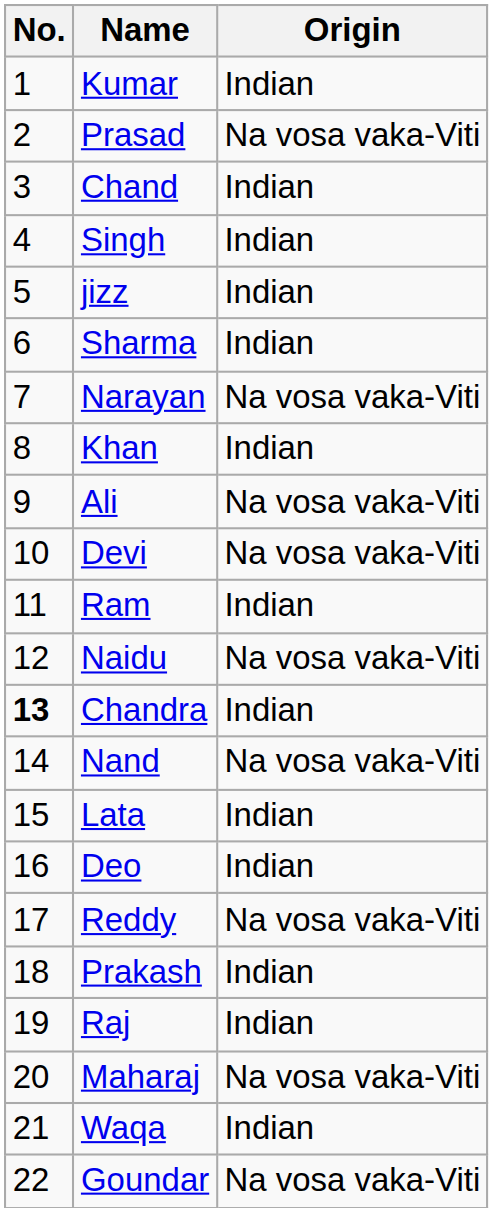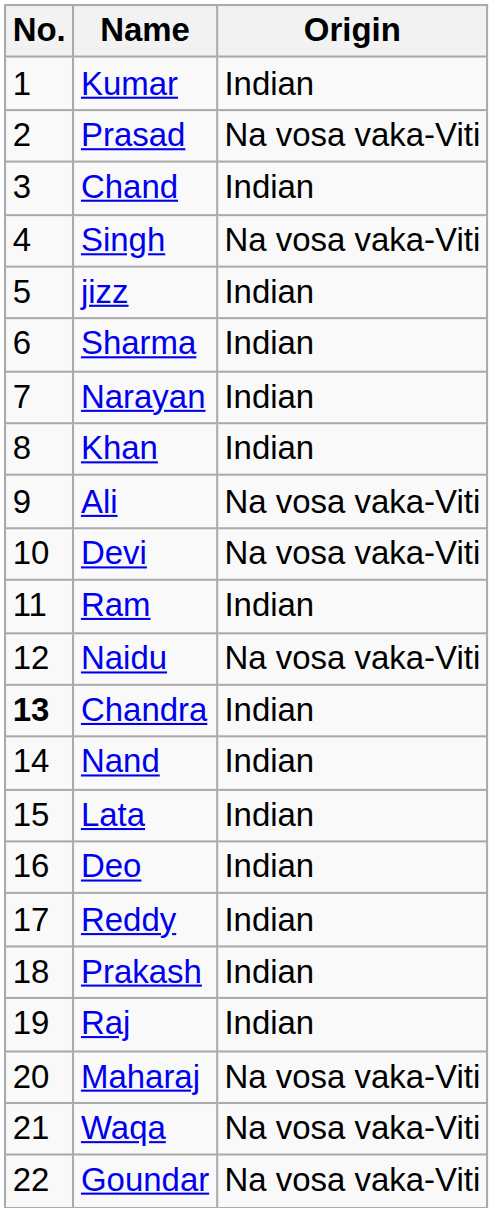(269, 239) Indian -> (352, 239) Na vosa vaka-Viti
(352, 396) Na vosa vaka-Viti -> (269, 396) Indian
(352, 762) Na vosa vaka-Viti -> (269, 762) Indian
(352, 919) Na vosa vaka-Viti -> (269, 919) Indian
(269, 1128) Indian -> (352, 1128) Na vosa vaka-Viti
